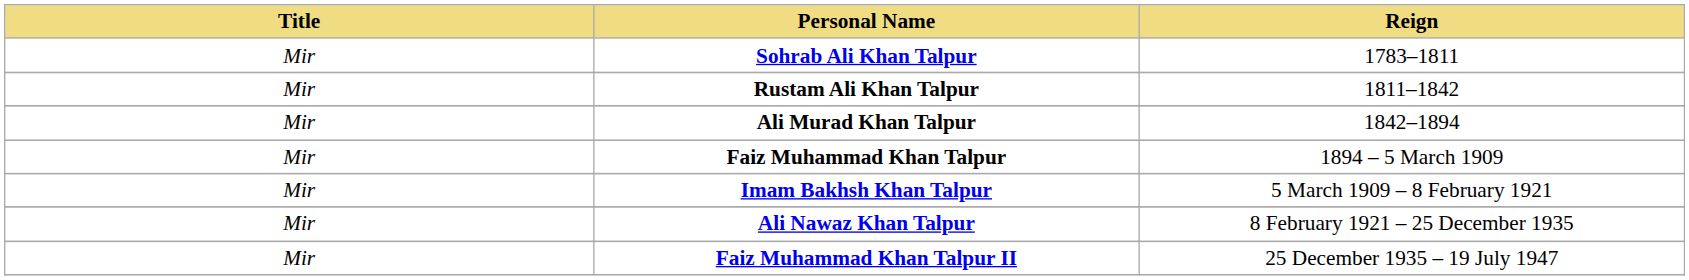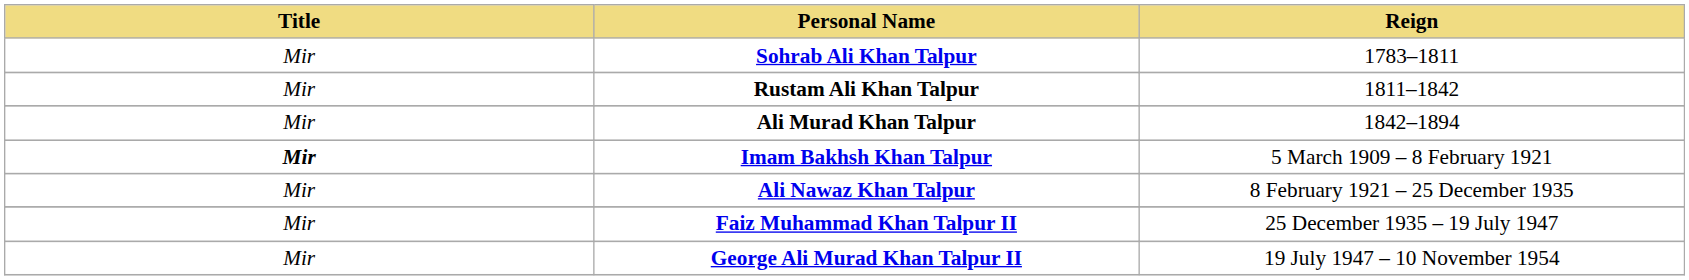- row: (866, 156)
(299, 190) normal -> (299, 156) bold
+ row: (866, 257)
